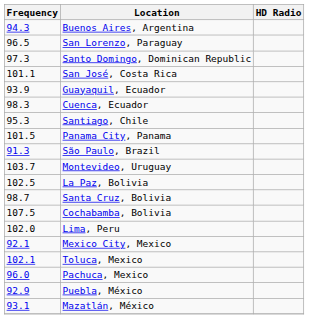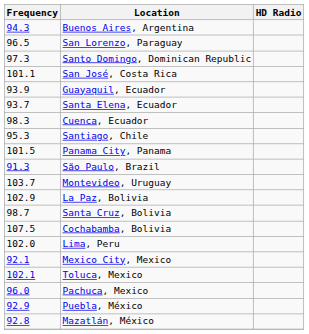+ row: (120, 105)
(21, 182) 102.5 -> (21, 198) 102.9
(18, 306) 93.1 -> (18, 321) 92.8
